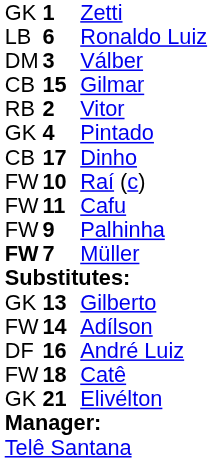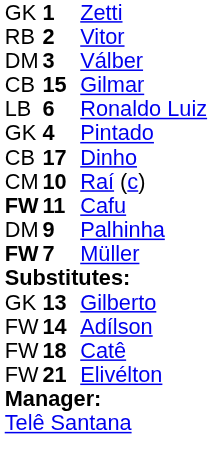rows swapped: (102, 109) <-> (144, 36)
(22, 181) FW -> (22, 181) CM
(22, 205) normal -> (22, 205) bold
(22, 230) FW -> (22, 230) DM
- row: (132, 350)
(20, 399) GK -> (22, 374) FW
